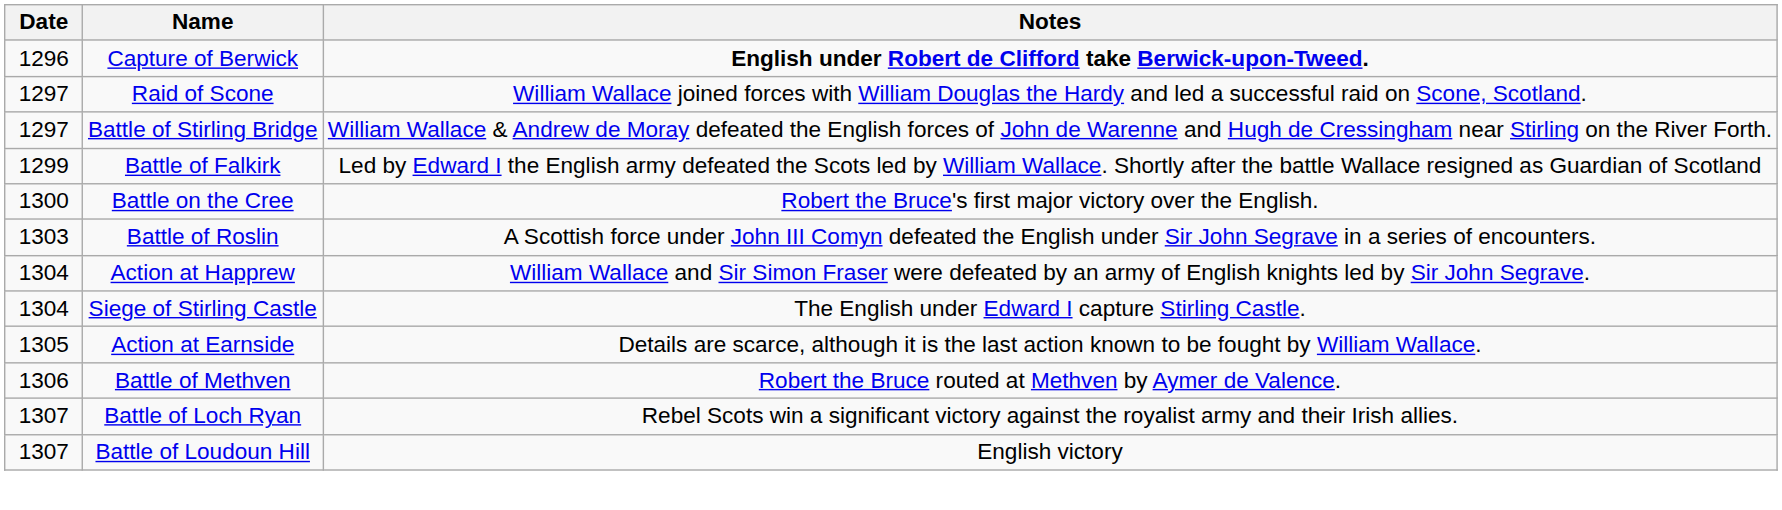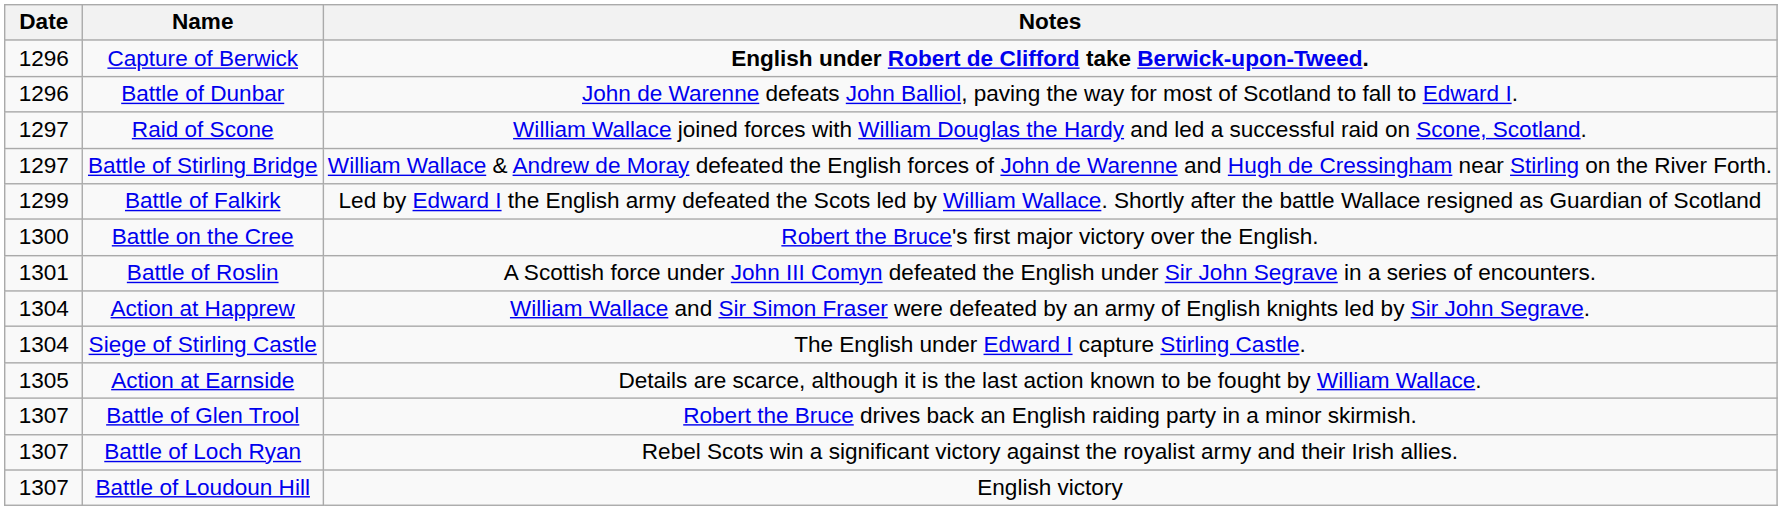+ row: (203, 93)
(44, 237) 1303 -> (44, 272) 1301
- row: (203, 380)
+ row: (203, 415)
